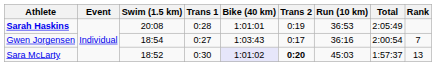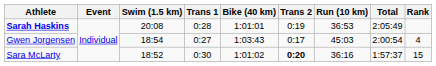(342, 41) 36:16 -> (342, 41) 45:03
(418, 41) 7 -> (418, 41) 4
(249, 55) lavender background -> (249, 55) no background
(342, 55) 45:03 -> (342, 55) 36:16
(418, 55) 13 -> (418, 55) 15
